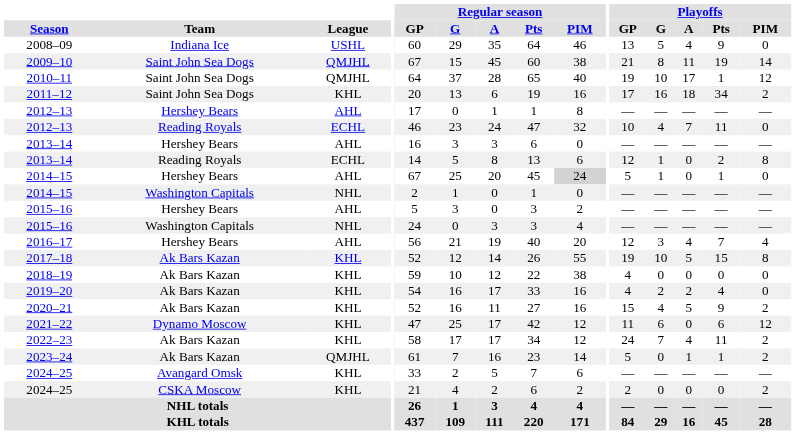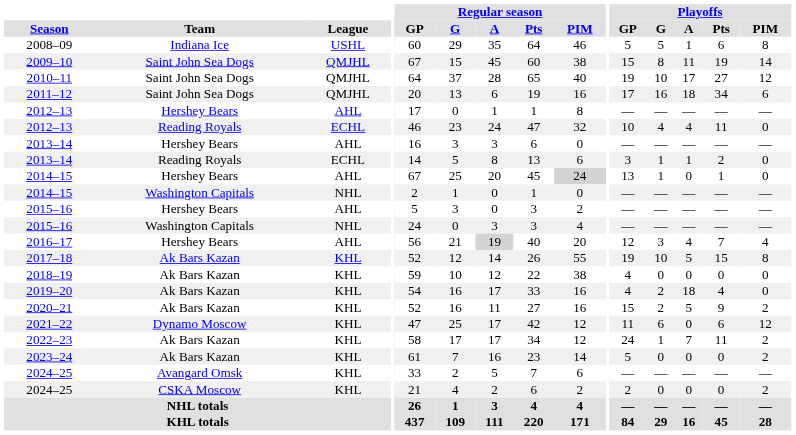(628, 45) 13 -> (628, 45) 5
(689, 45) 4 -> (689, 45) 1
(721, 45) 9 -> (721, 45) 6
(765, 45) 0 -> (765, 45) 8
(628, 61) 21 -> (628, 61) 15
(721, 77) 1 -> (721, 77) 27
(348, 94) KHL -> (348, 94) QMJHL
(765, 94) 2 -> (765, 94) 6
(689, 127) 7 -> (689, 127) 4
(628, 159) 12 -> (628, 159) 3
(689, 159) 0 -> (689, 159) 1
(765, 159) 8 -> (765, 159) 0
(628, 176) 5 -> (628, 176) 13
(494, 241) no background -> (494, 241) lightgrey background
(689, 291) 2 -> (689, 291) 18
(661, 307) 4 -> (661, 307) 2
(661, 340) 7 -> (661, 340) 1
(689, 340) 4 -> (689, 340) 7
(348, 356) QMJHL -> (348, 356) KHL
(689, 356) 1 -> (689, 356) 0
(721, 356) 1 -> (721, 356) 0
